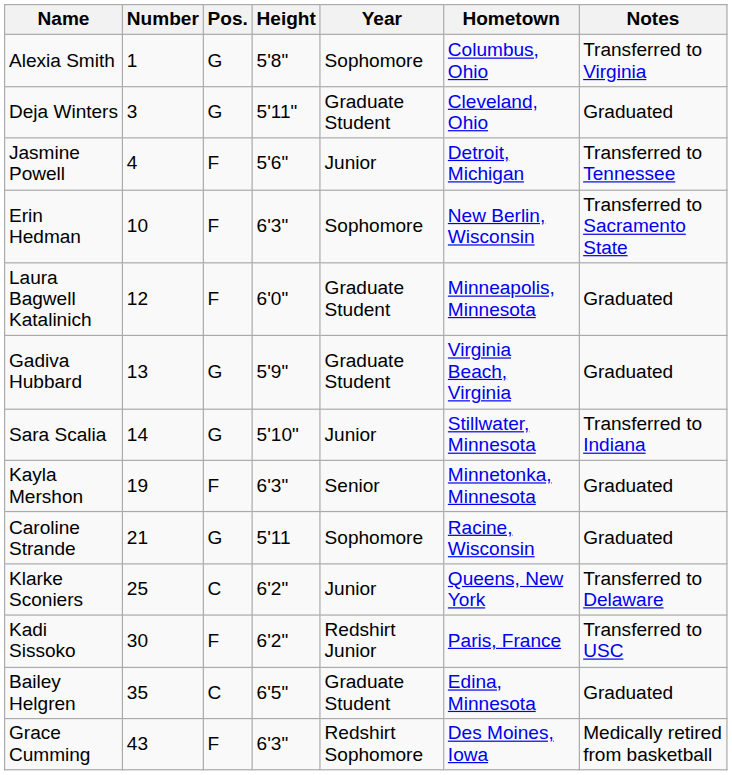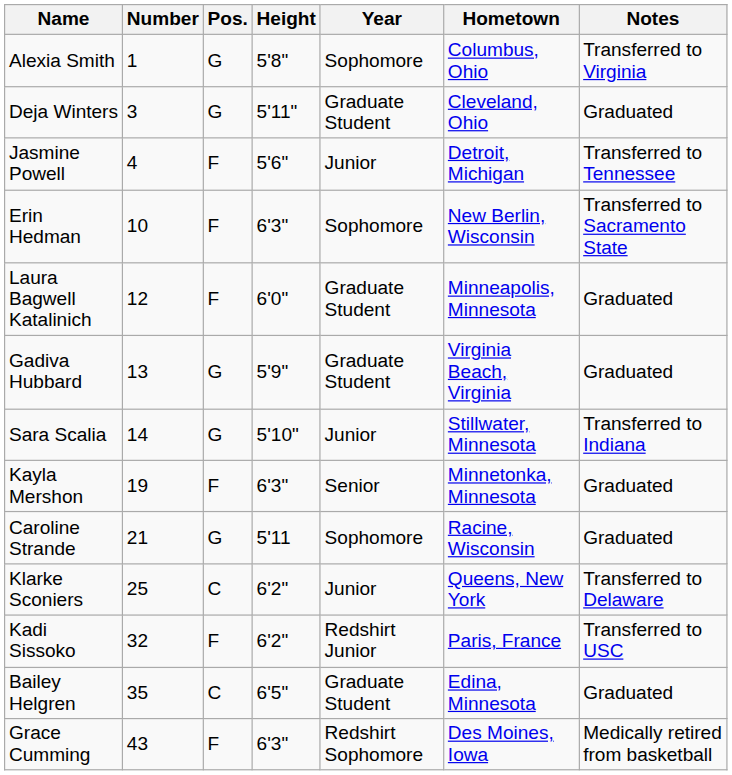(137, 640) 30 -> (137, 640) 32
